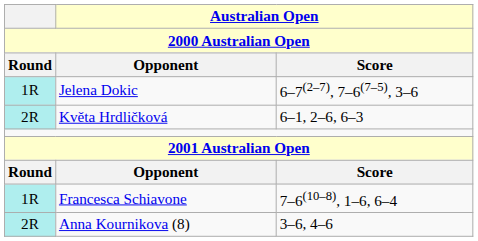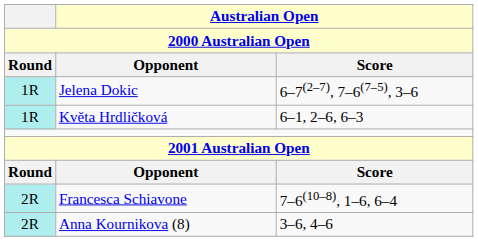(30, 117) 2R -> (30, 117) 1R
(30, 198) 1R -> (30, 198) 2R
